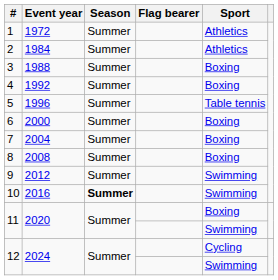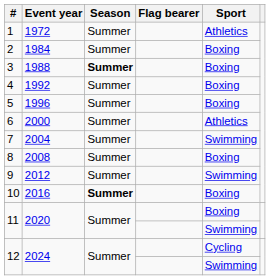(226, 49) Athletics -> (222, 49) Boxing
(109, 67) normal -> (110, 67) bold
(235, 103) Table tennis -> (222, 103) Boxing
(222, 121) Boxing -> (226, 121) Athletics
(222, 139) Boxing -> (231, 139) Swimming
(231, 193) Swimming -> (222, 193) Boxing
